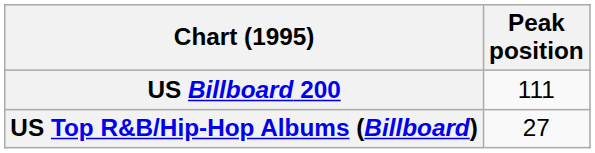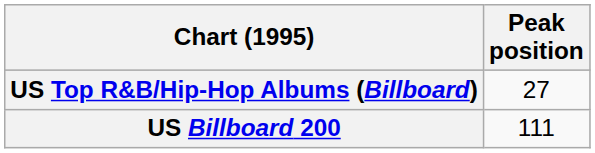rows swapped: (244, 89) <-> (244, 128)
